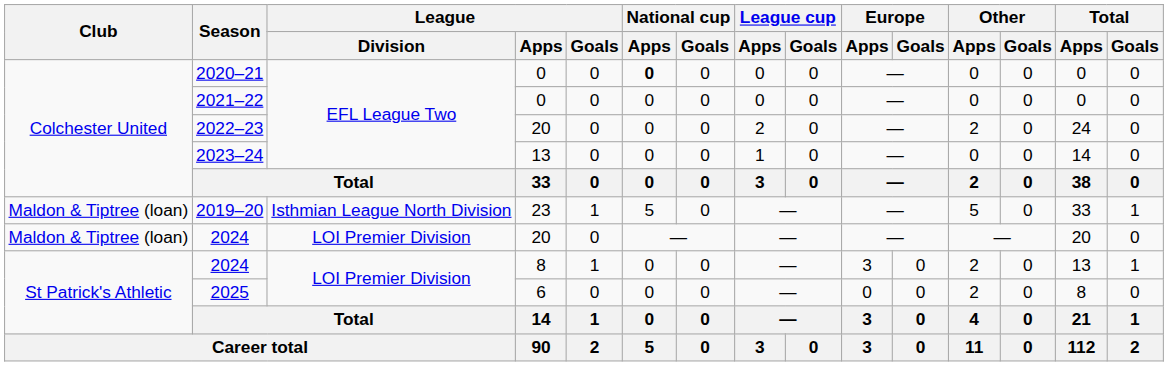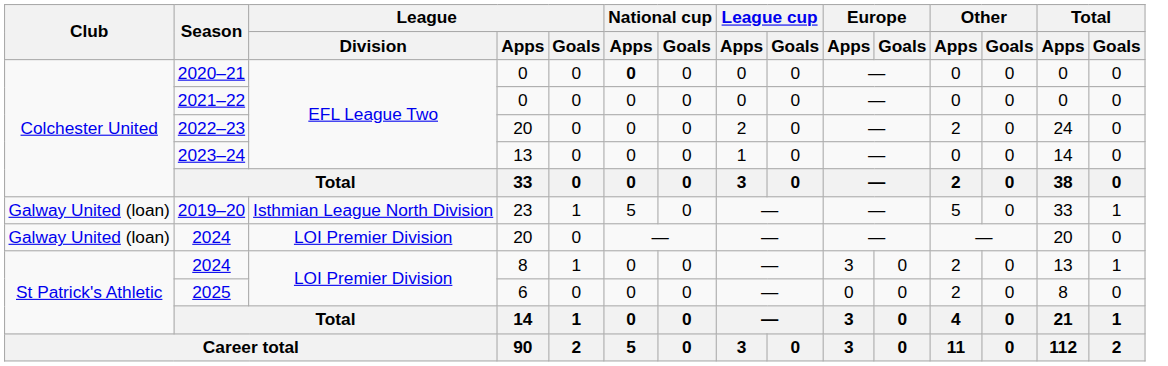(98, 210) Maldon & Tiptree (loan) -> (89, 210) Galway United (loan)
(98, 237) Maldon & Tiptree (loan) -> (89, 237) Galway United (loan)
